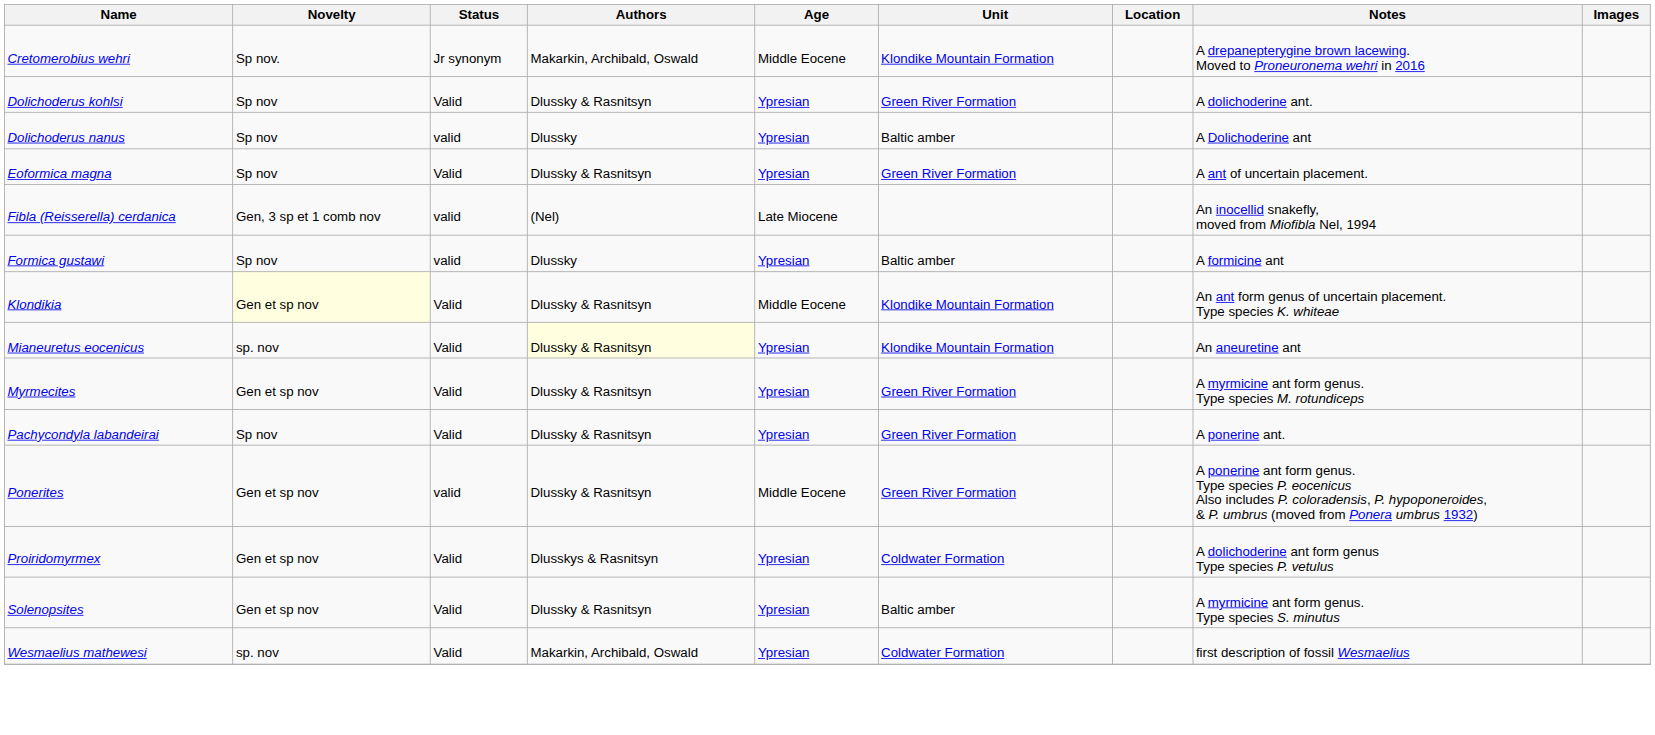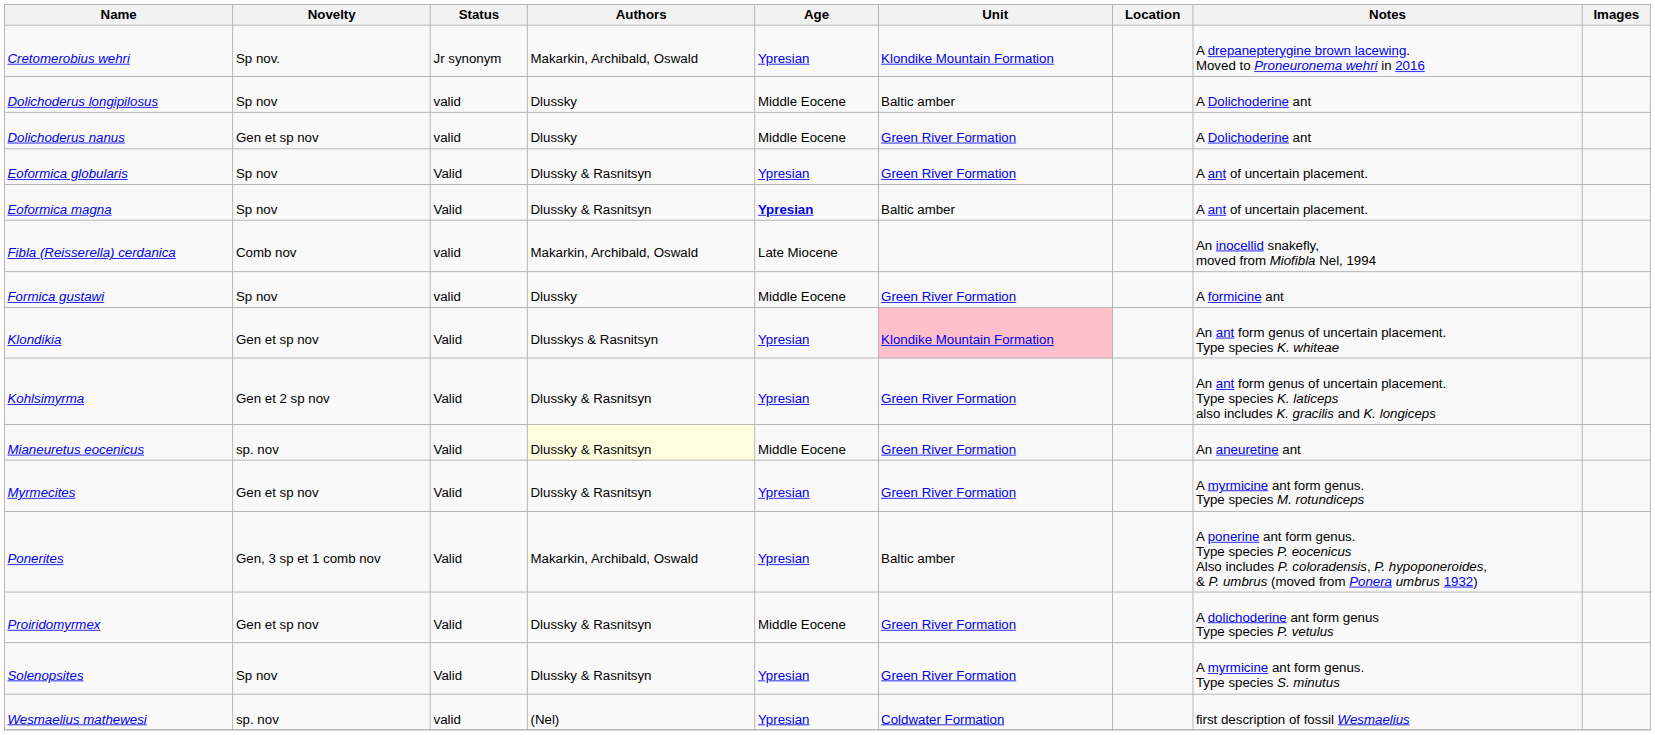(802, 58) Middle Eocene -> (784, 58) Ypresian
- row: (65, 101)
+ row: (83, 101)
(257, 137) Sp nov -> (277, 137) Gen et sp nov
(784, 137) Ypresian -> (802, 137) Middle Eocene
(918, 137) Baltic amber -> (949, 137) Green River Formation
+ row: (68, 173)
(784, 173) normal -> (786, 209) bold
(949, 173) Green River Formation -> (918, 209) Baltic amber
(308, 217) Gen, 3 sp et 1 comb nov -> (266, 253) Comb nov
(545, 217) (Nel) -> (614, 253) Makarkin, Archibald, Oswald
(784, 260) Ypresian -> (802, 296) Middle Eocene
(918, 260) Baltic amber -> (949, 296) Green River Formation
(277, 304) lightyellow background -> (277, 340) no background
(591, 304) Dlussky & Rasnitsyn -> (594, 340) Dlusskys & Rasnitsyn
(802, 304) Middle Eocene -> (784, 340) Ypresian
(967, 304) no background -> (967, 340) pink background
+ row: (46, 398)
(784, 347) Ypresian -> (802, 449) Middle Eocene
(967, 347) Klondike Mountain Formation -> (949, 449) Green River Formation
- row: (83, 434)
(277, 493) Gen et sp nov -> (308, 559) Gen, 3 sp et 1 comb nov
(447, 493) valid -> (448, 559) Valid
(591, 493) Dlussky & Rasnitsyn -> (614, 559) Makarkin, Archibald, Oswald
(802, 493) Middle Eocene -> (784, 559) Ypresian
(949, 493) Green River Formation -> (918, 559) Baltic amber
(594, 559) Dlusskys & Rasnitsyn -> (591, 624) Dlussky & Rasnitsyn
(784, 559) Ypresian -> (802, 624) Middle Eocene
(943, 559) Coldwater Formation -> (949, 624) Green River Formation
(277, 610) Gen et sp nov -> (257, 675) Sp nov
(918, 610) Baltic amber -> (949, 675) Green River Formation
(448, 653) Valid -> (447, 719) valid
(614, 653) Makarkin, Archibald, Oswald -> (545, 719) (Nel)
